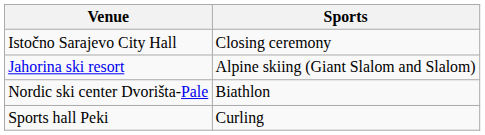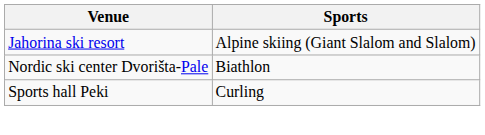- row: (92, 42)
